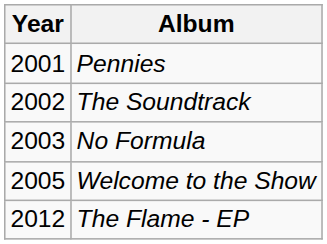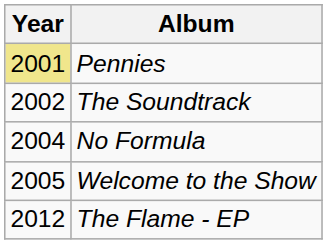(38, 63) no background -> (38, 63) khaki background
(38, 141) 2003 -> (38, 141) 2004
